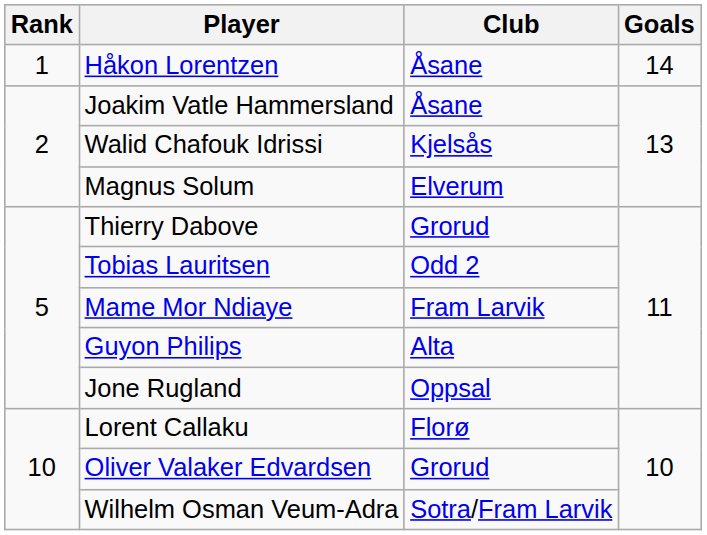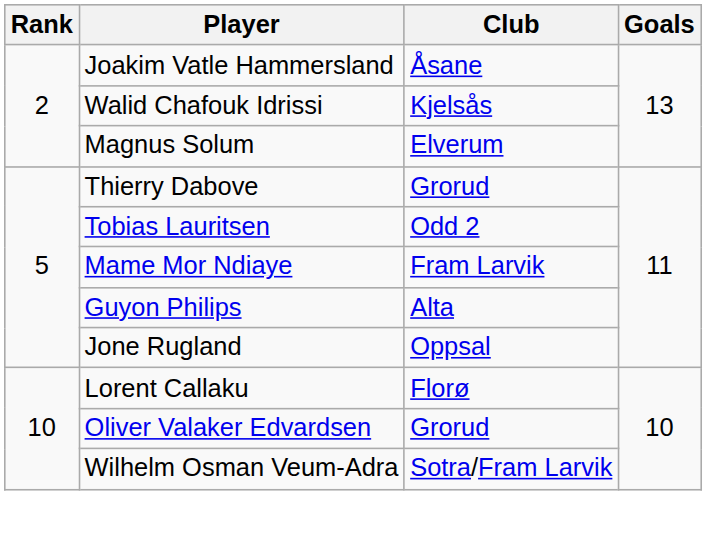- row: (181, 65)
